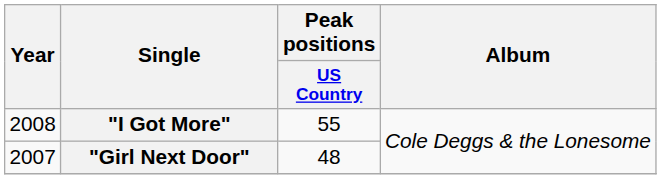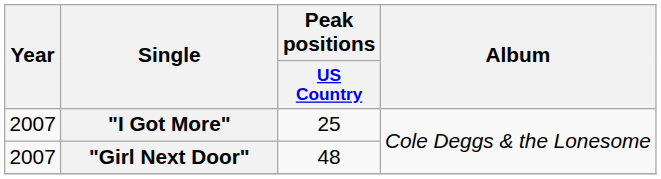(33, 124) 2008 -> (33, 124) 2007
(329, 124) 55 -> (329, 124) 25
